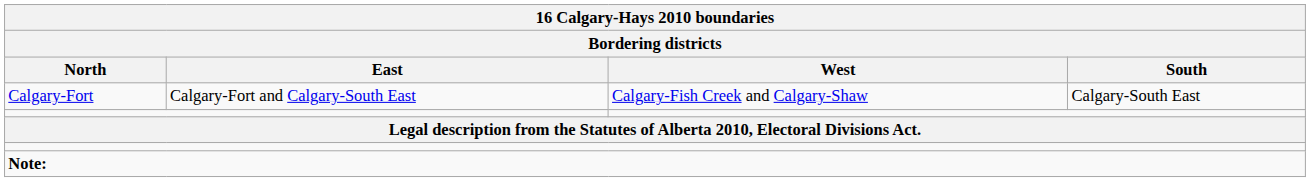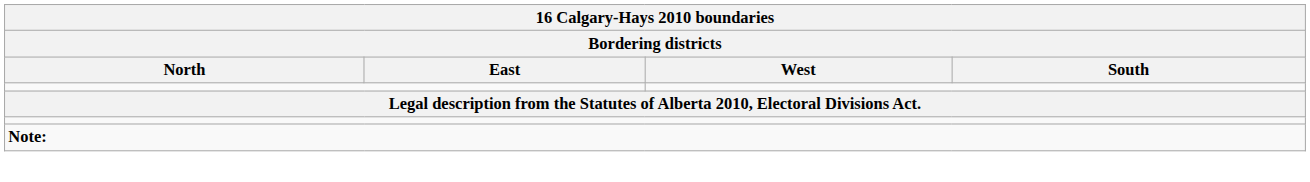- row: (51, 95)
